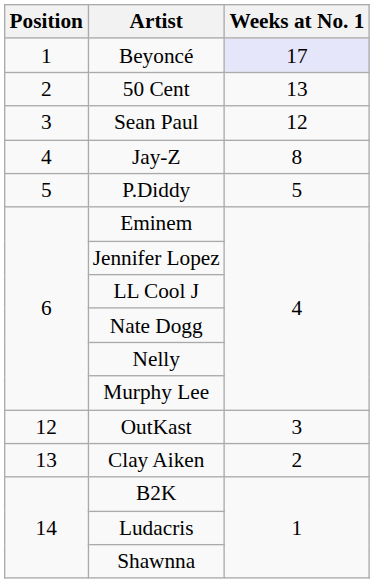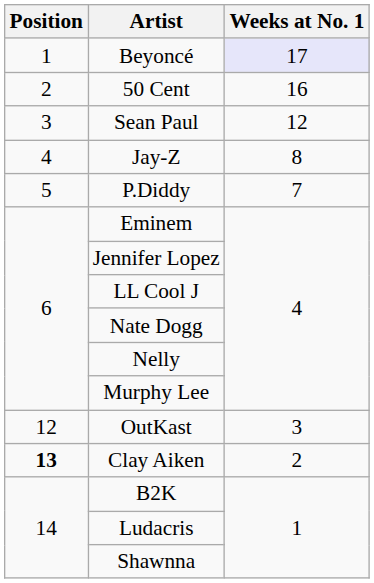(297, 88) 13 -> (297, 88) 16
(297, 190) 5 -> (297, 190) 7
(46, 460) normal -> (46, 460) bold
